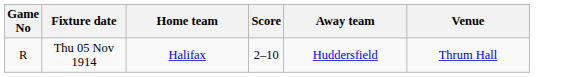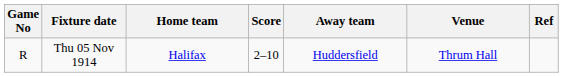+ column: (544, 21)
